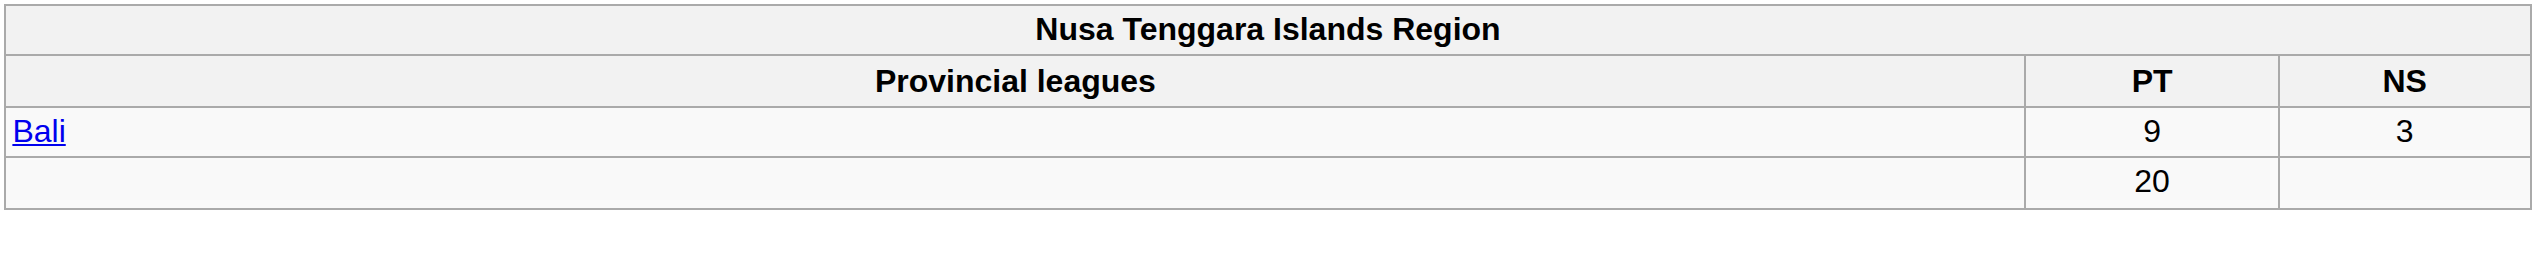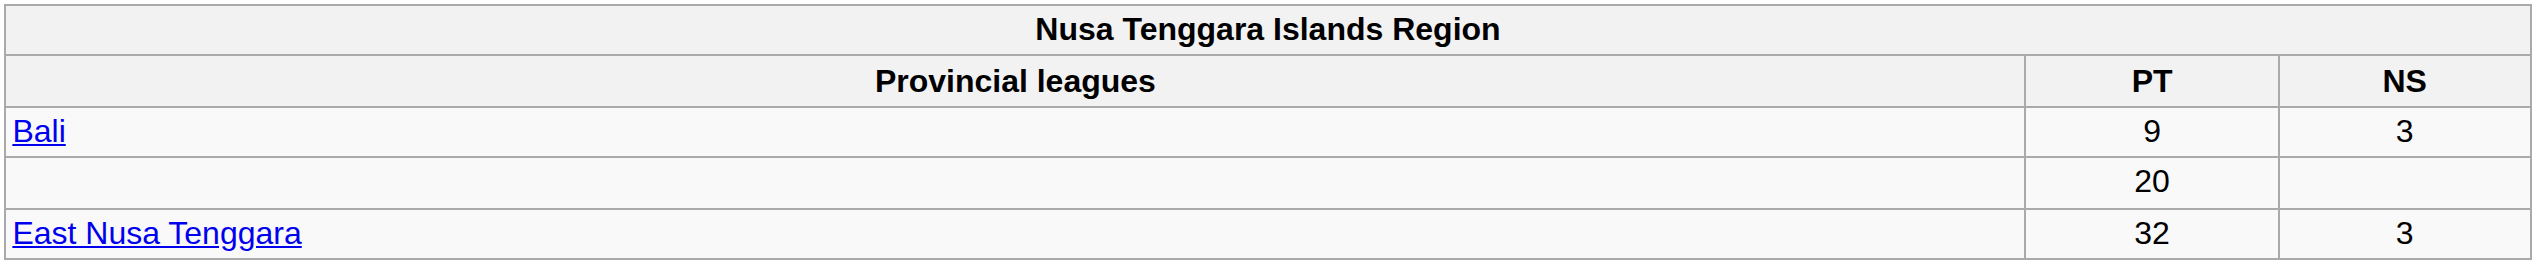+ row: (157, 232)
